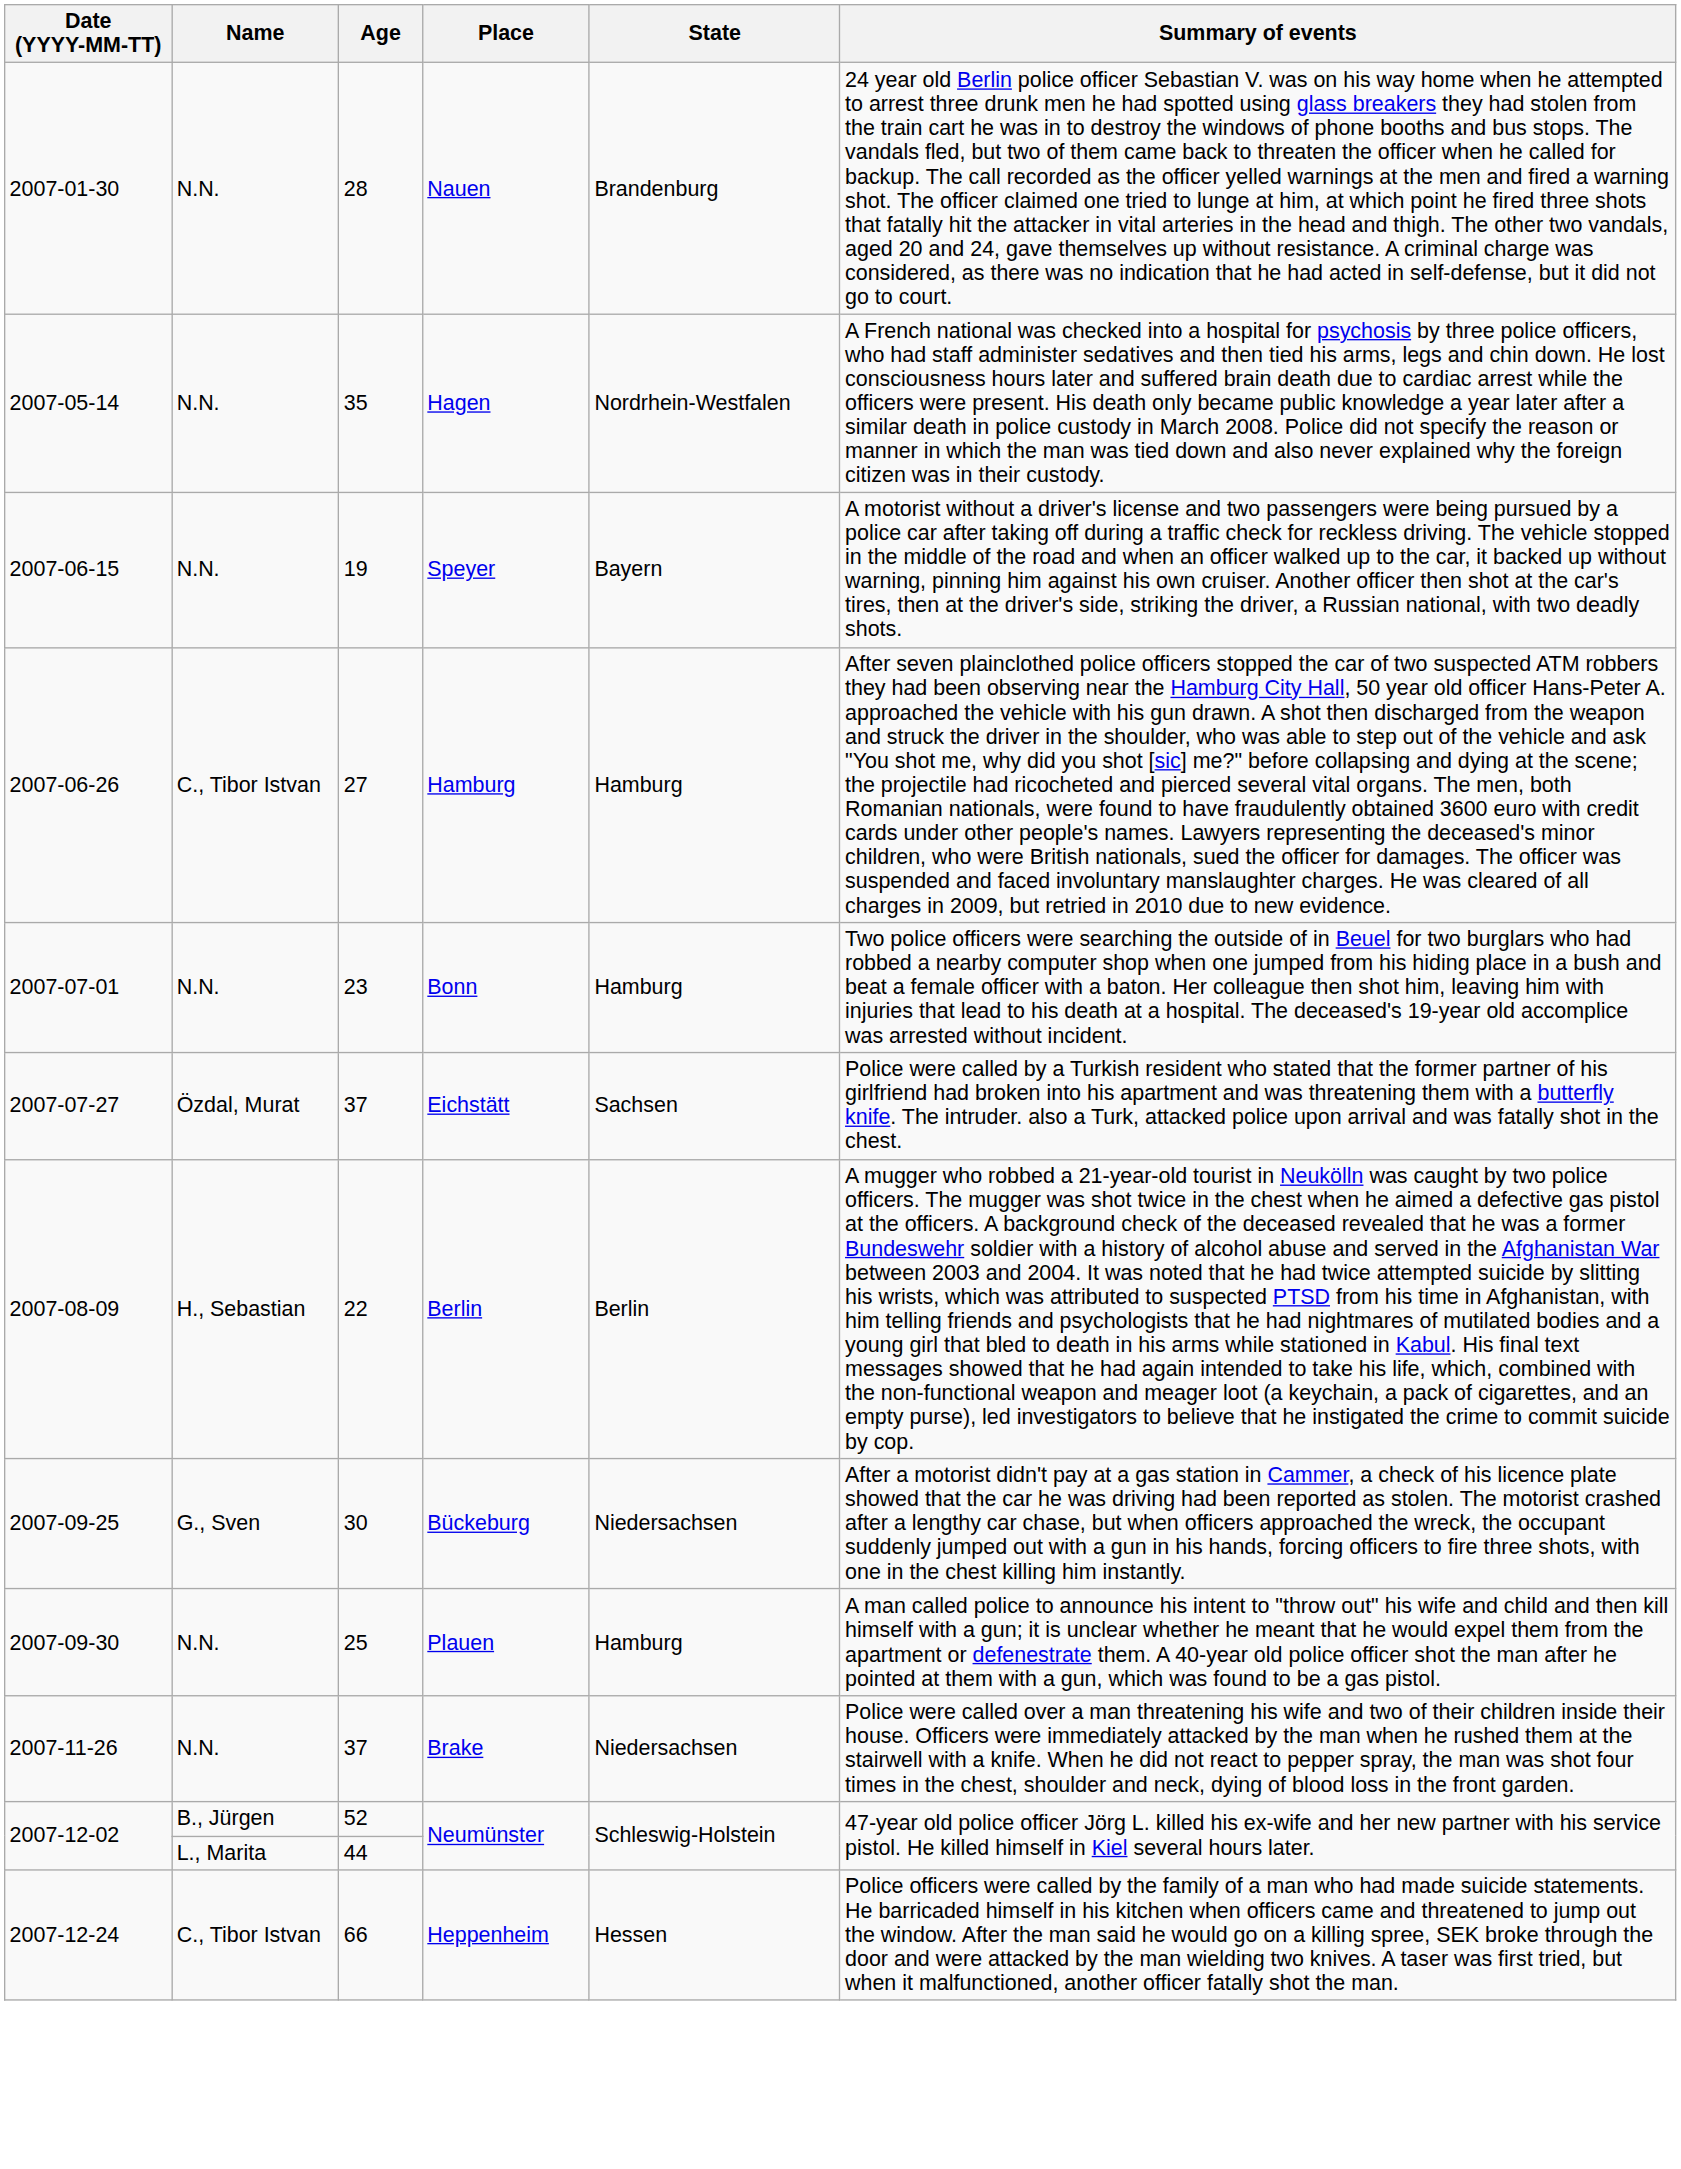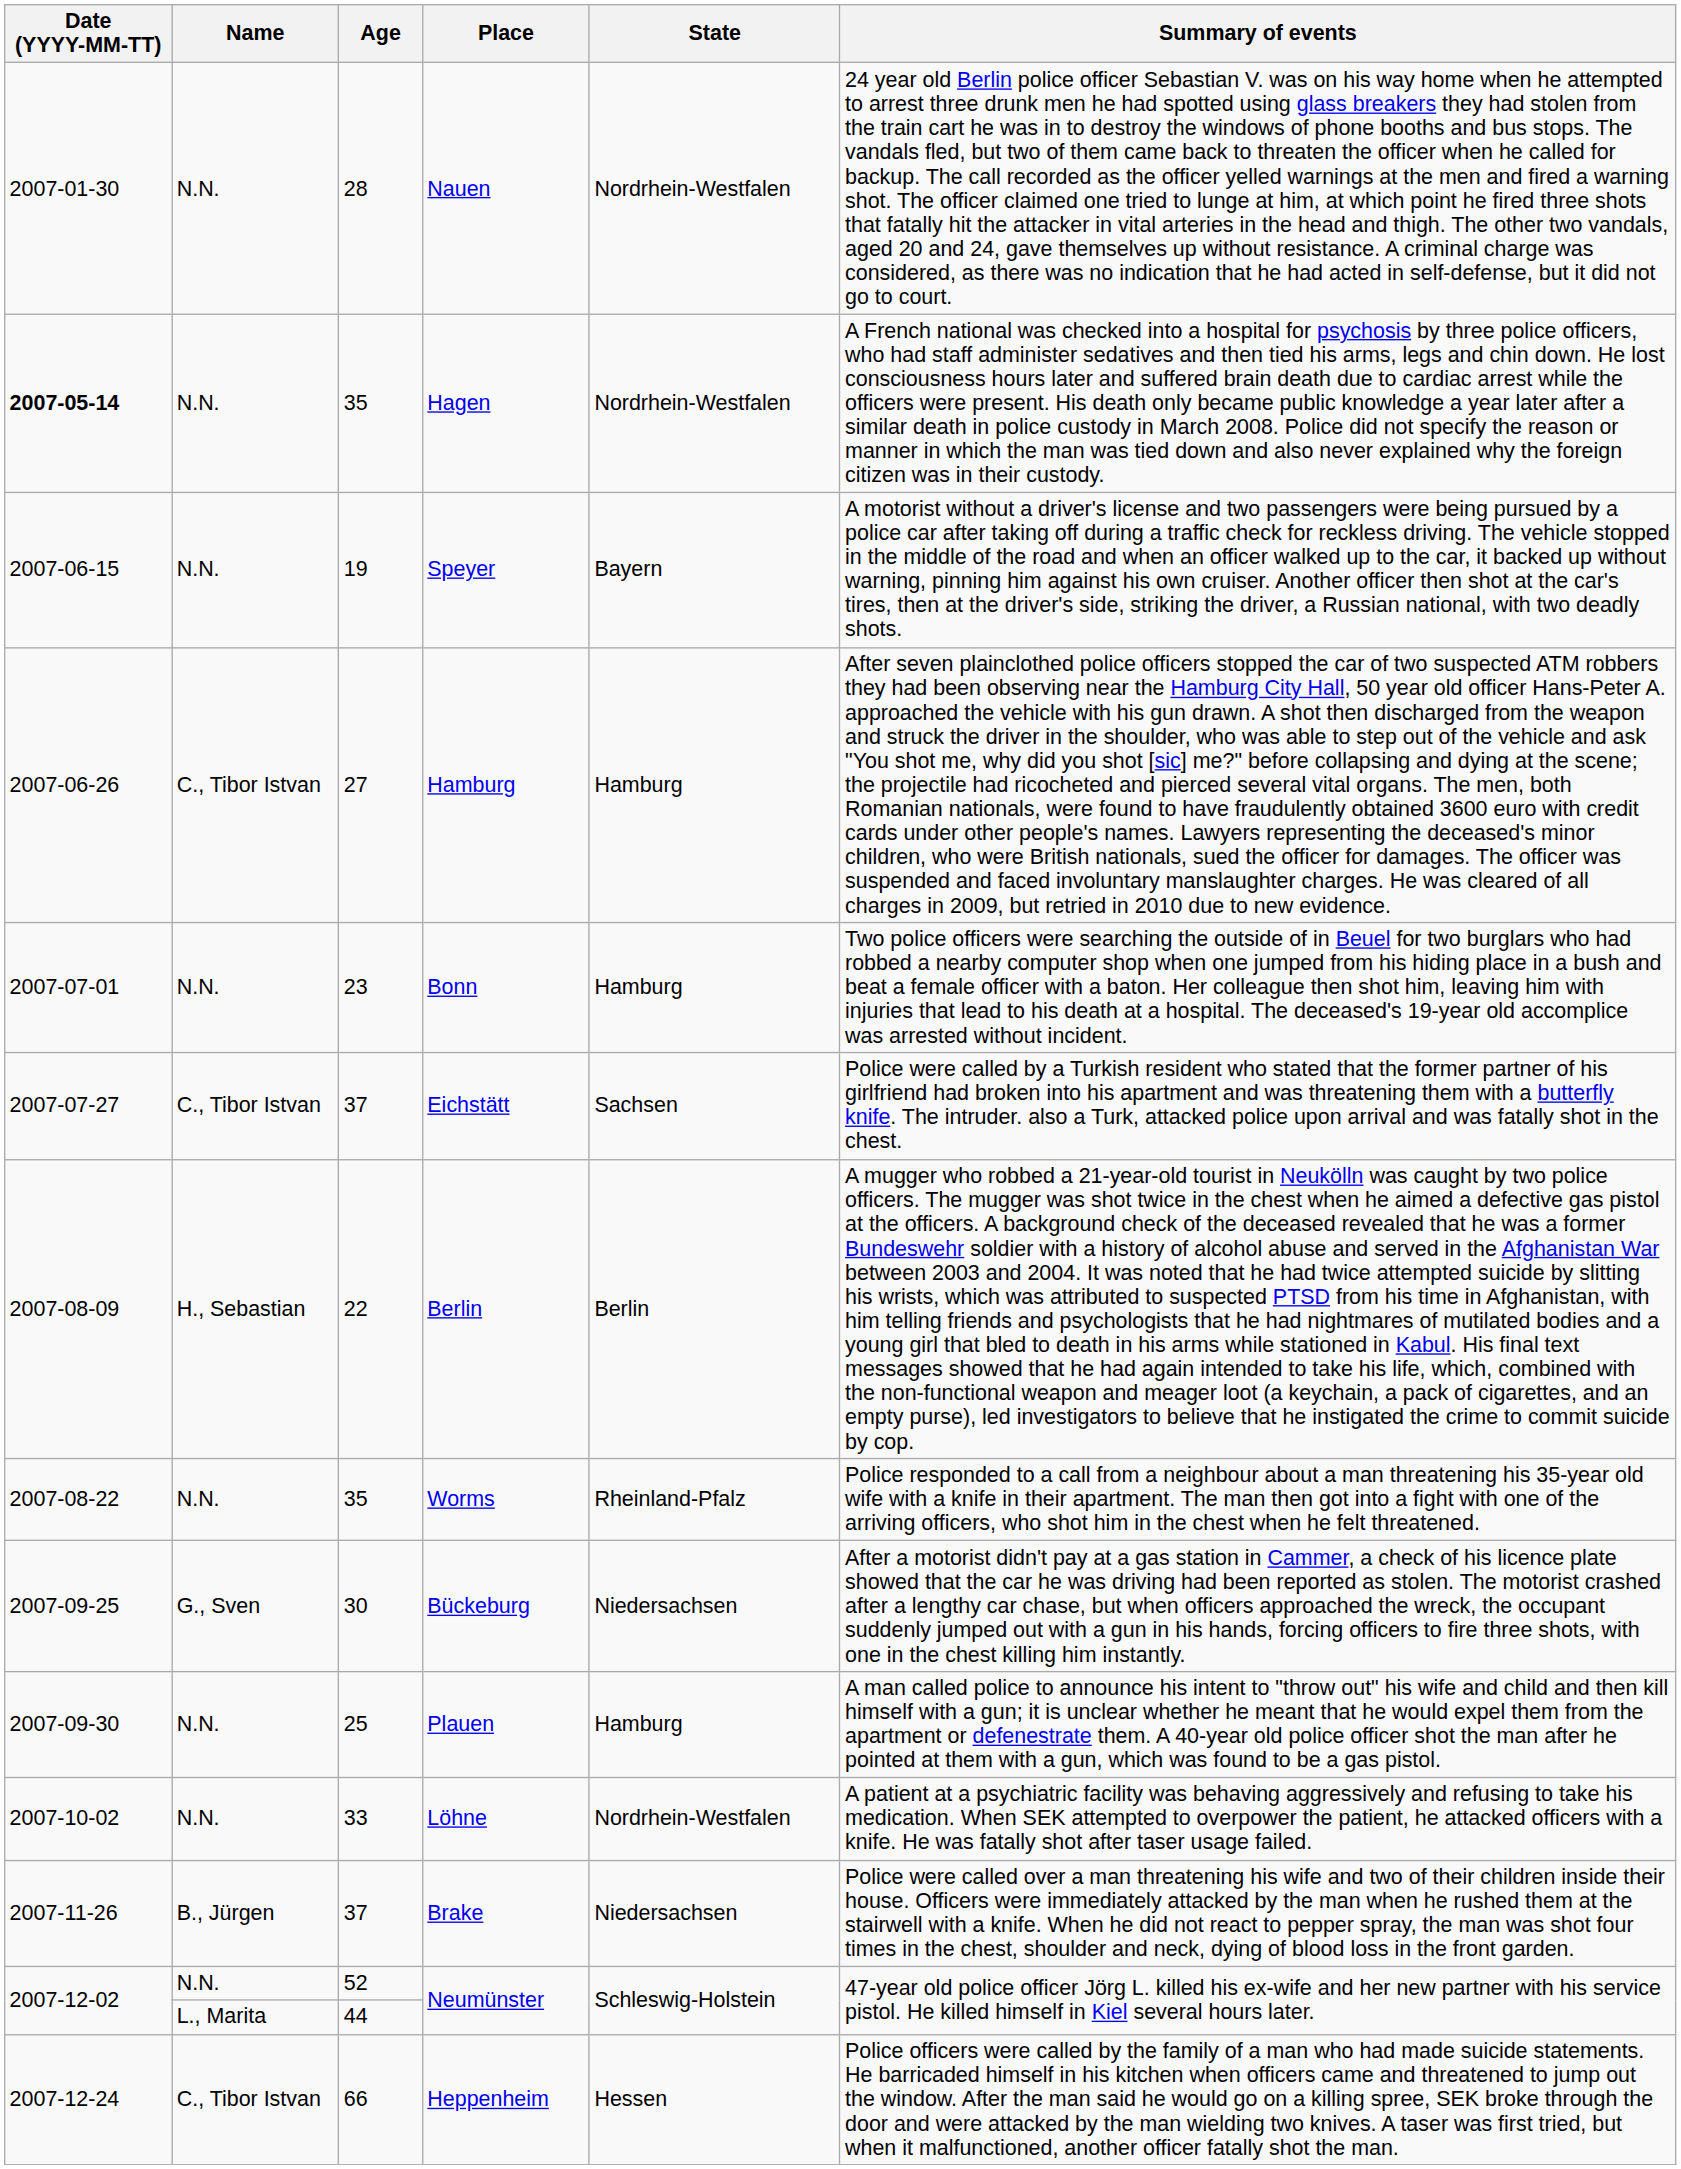(656, 188) Brandenburg -> (693, 188) Nordrhein-Westfalen
(64, 403) normal -> (64, 403) bold
(238, 1105) Özdal, Murat -> (249, 1105) C., Tibor Istvan
+ row: (356, 1499)
+ row: (356, 1818)
(198, 1748) N.N. -> (226, 1912) B., Jürgen
(226, 1818) B., Jürgen -> (198, 1983) N.N.
